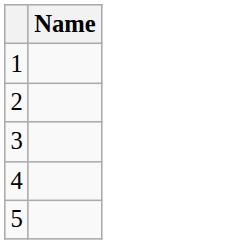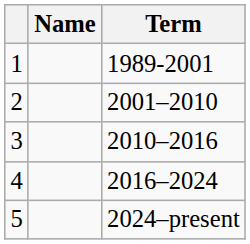+ column: (173, 24)
